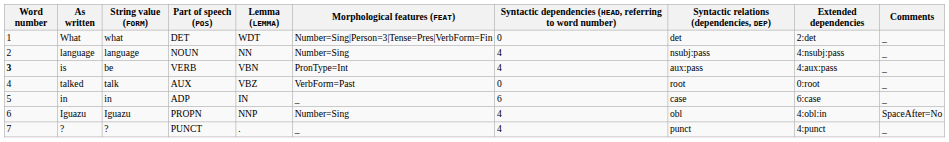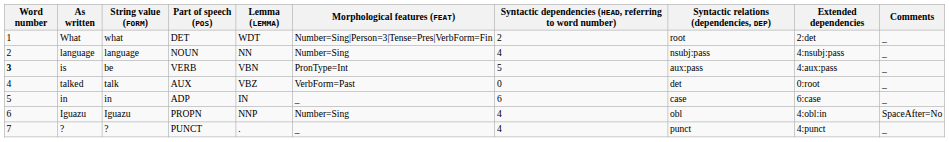(499, 38) 0 -> (499, 38) 2
(676, 38) det -> (678, 38) root
(499, 68) 4 -> (499, 68) 5
(678, 83) root -> (676, 83) det
